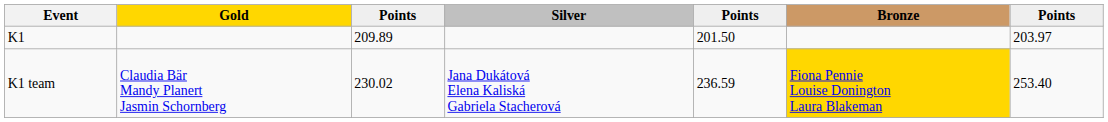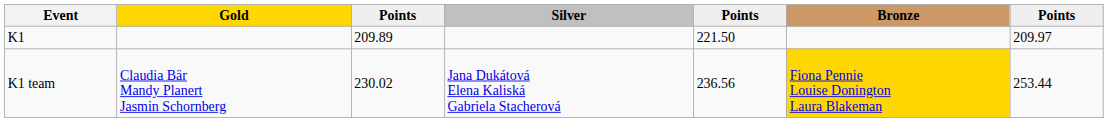(716, 37) 201.50 -> (716, 37) 221.50
(1032, 37) 203.97 -> (1032, 37) 209.97
(716, 83) 236.59 -> (716, 83) 236.56
(1032, 83) 253.40 -> (1032, 83) 253.44
